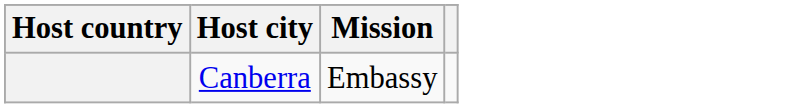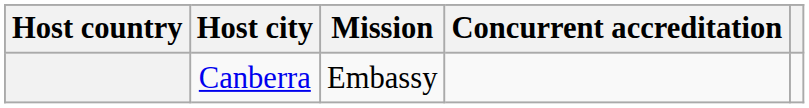+ column: (617, 28)
